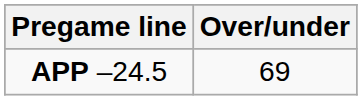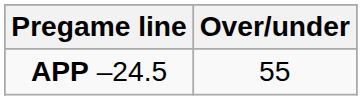(275, 71) 69 -> (275, 71) 55
